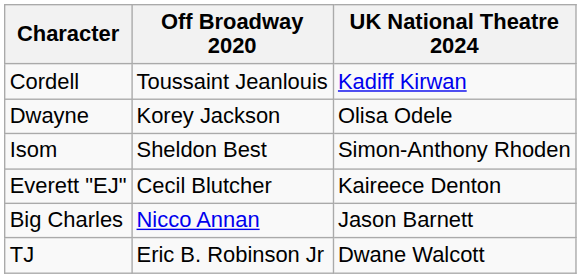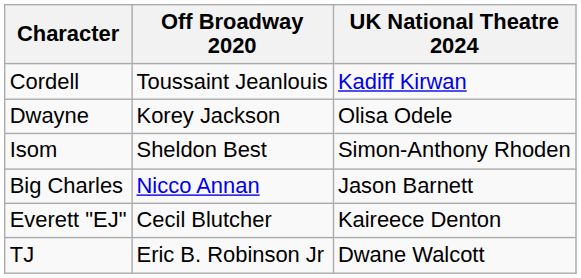rows swapped: (66, 220) <-> (68, 185)
